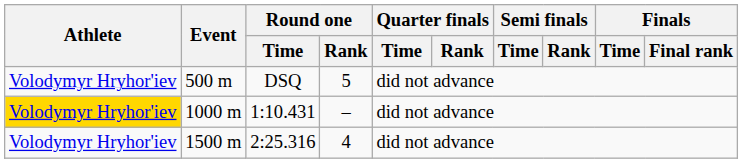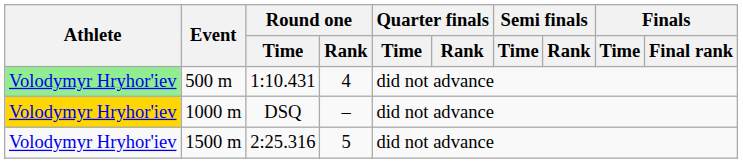(93, 81) no background -> (93, 81) lightgreen background
(283, 81) DSQ -> (283, 81) 1:10.431
(346, 81) 5 -> (346, 81) 4
(283, 112) 1:10.431 -> (283, 112) DSQ
(346, 142) 4 -> (346, 142) 5
